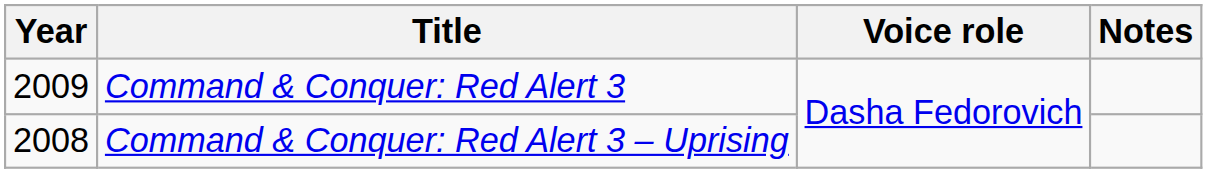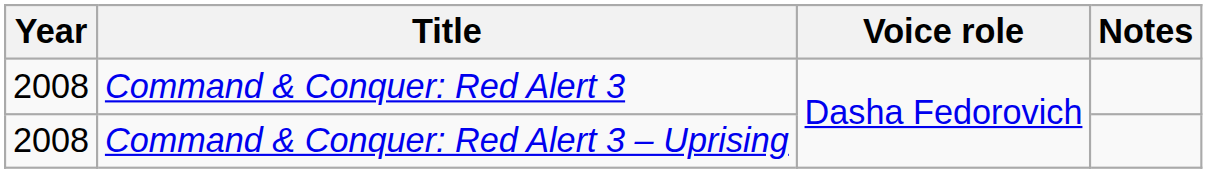(51, 85) 2009 -> (51, 85) 2008
